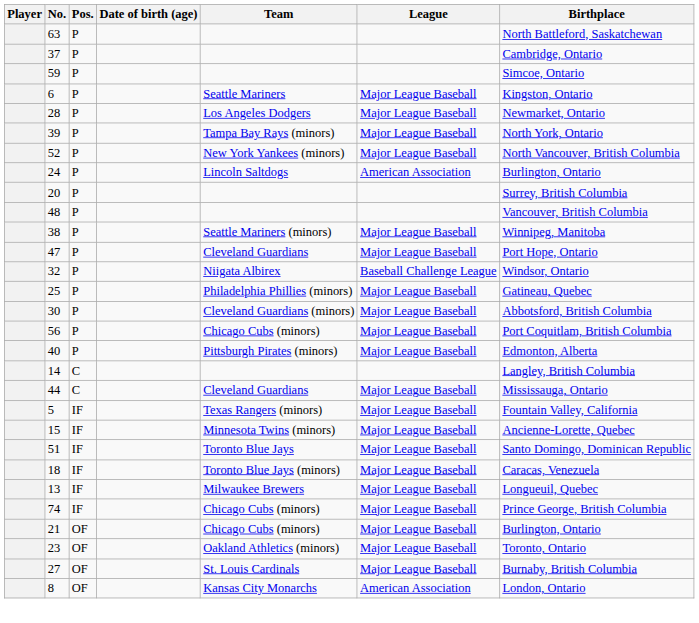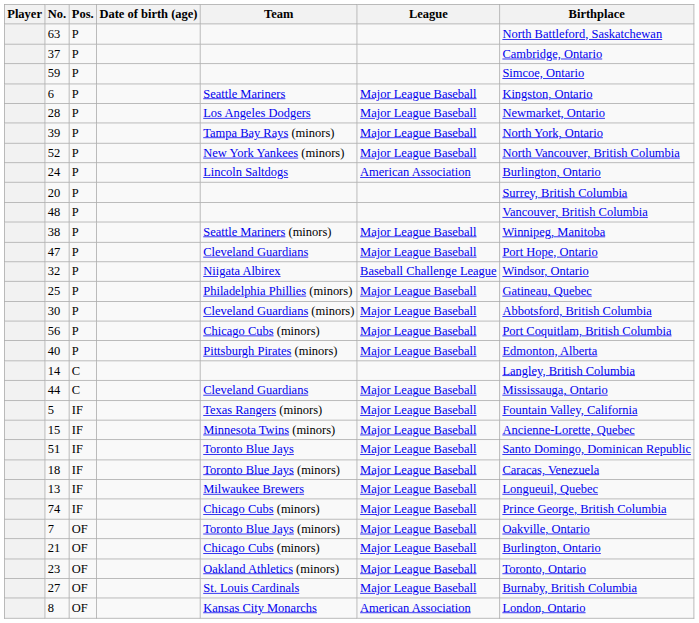+ row: (51, 529)
